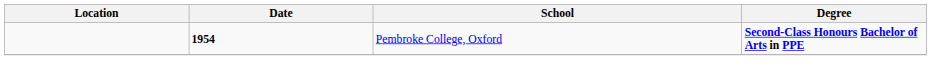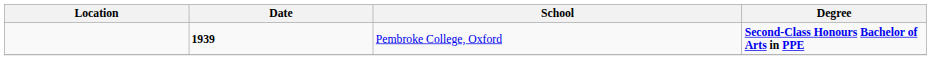(203, 38) 1954 -> (203, 38) 1939
